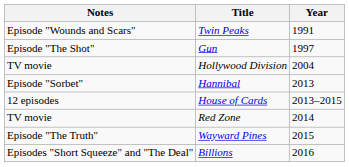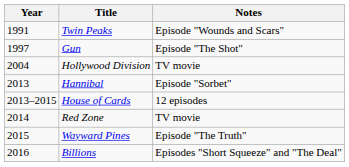columns swapped: (317, 13) <-> (100, 13)
